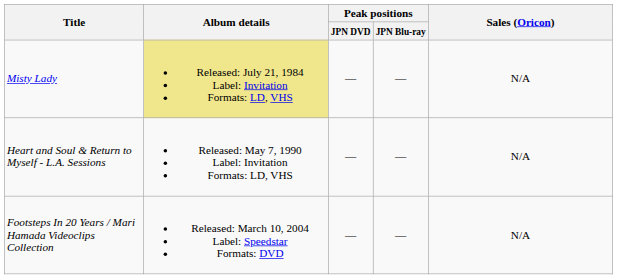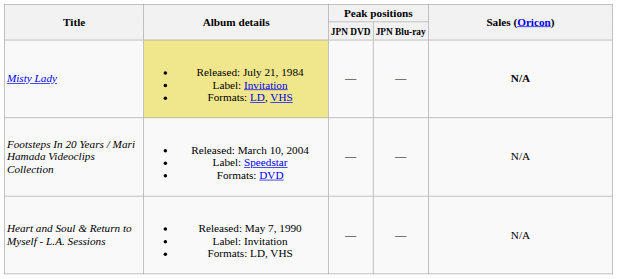(520, 79) normal -> (520, 79) bold
rows swapped: (69, 156) <-> (71, 234)
